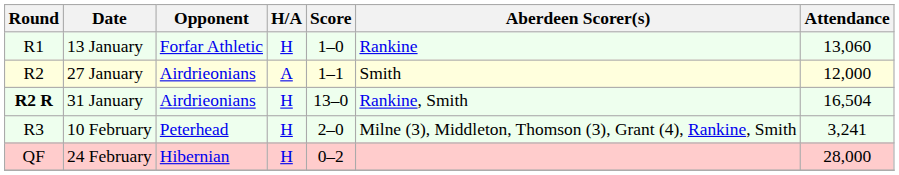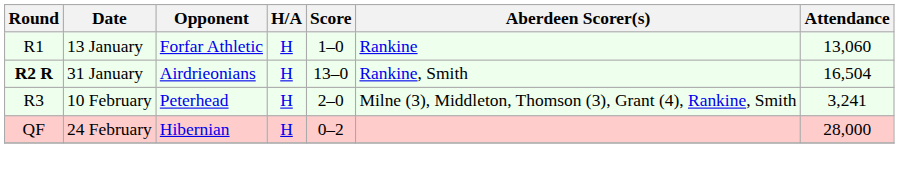- row: (105, 73)
